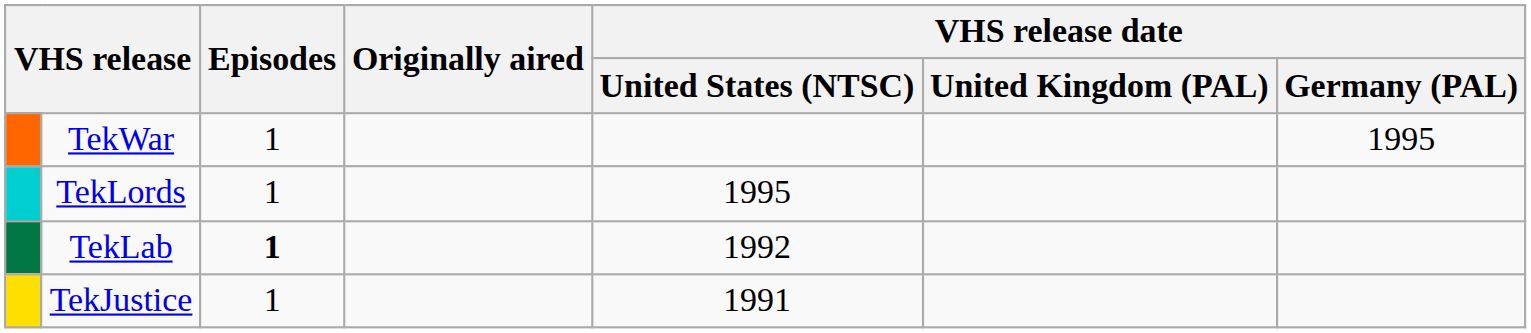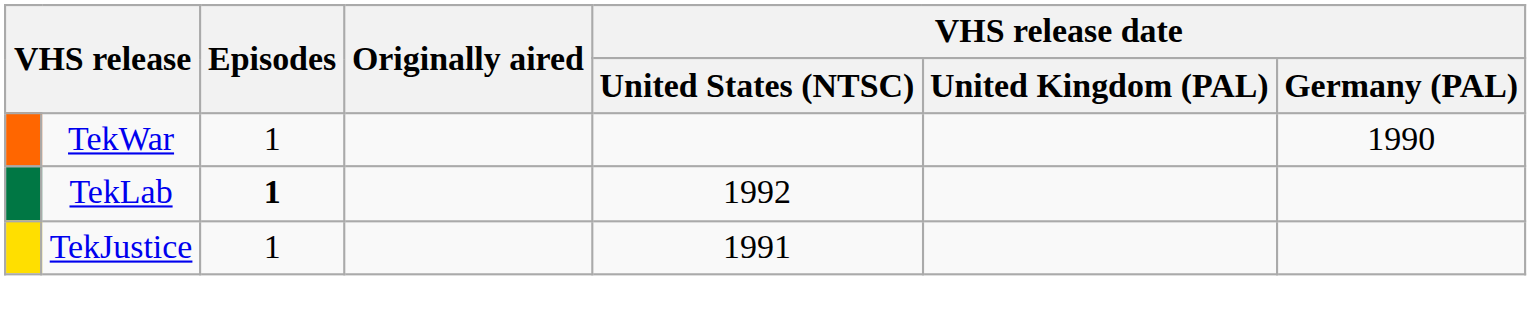(1401, 138) 1995 -> (1401, 138) 1990
- row: (121, 192)
